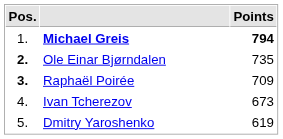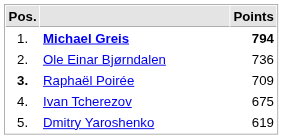(23, 59) bold -> (23, 59) normal
(263, 59) 735 -> (263, 59) 736
(263, 102) 673 -> (263, 102) 675
